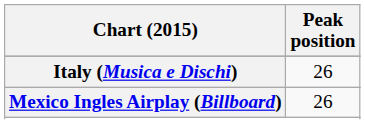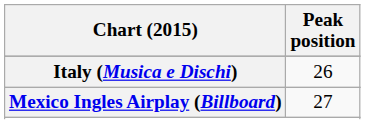(323, 102) 26 -> (323, 102) 27
